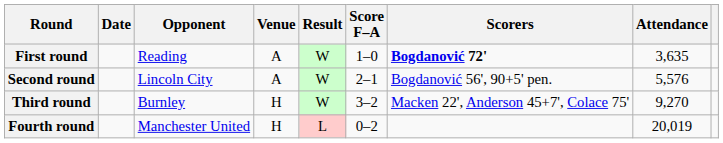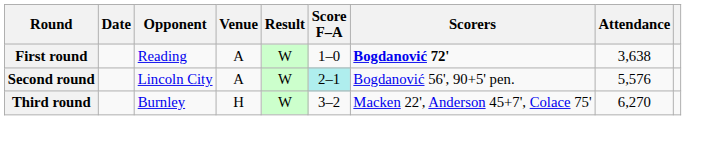(672, 56) 3,635 -> (634, 56) 3,638
(367, 79) no background -> (329, 79) paleturquoise background
(672, 102) 9,270 -> (634, 102) 6,270
- row: (51, 126)
